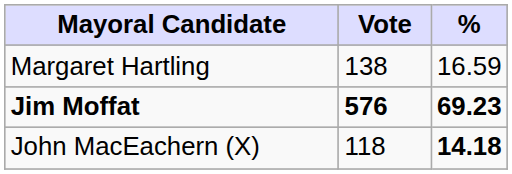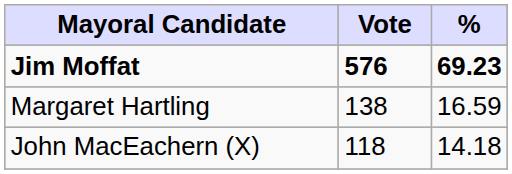rows swapped: (75, 106) <-> (110, 65)
(469, 147) bold -> (469, 147) normal
